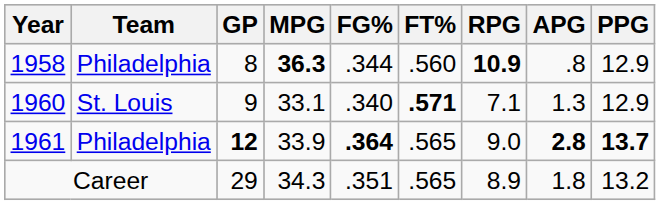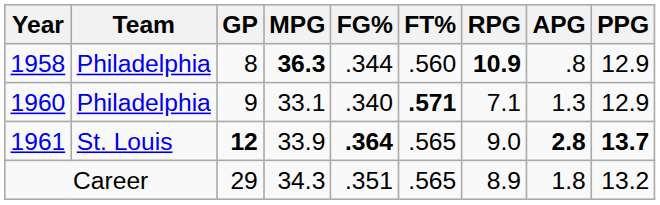(125, 102) St. Louis -> (144, 102) Philadelphia
(144, 141) Philadelphia -> (125, 141) St. Louis
